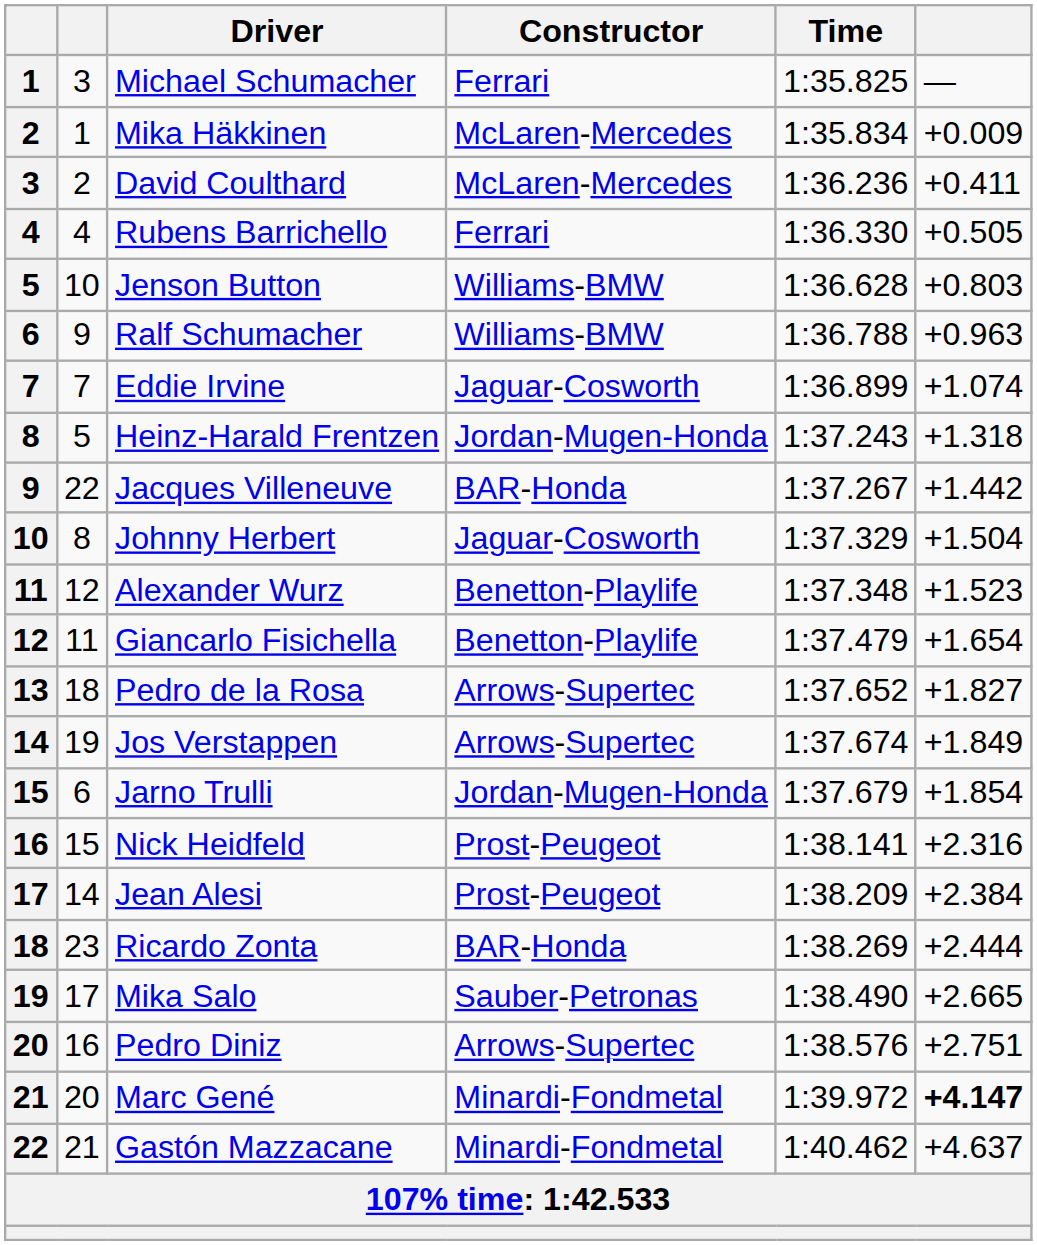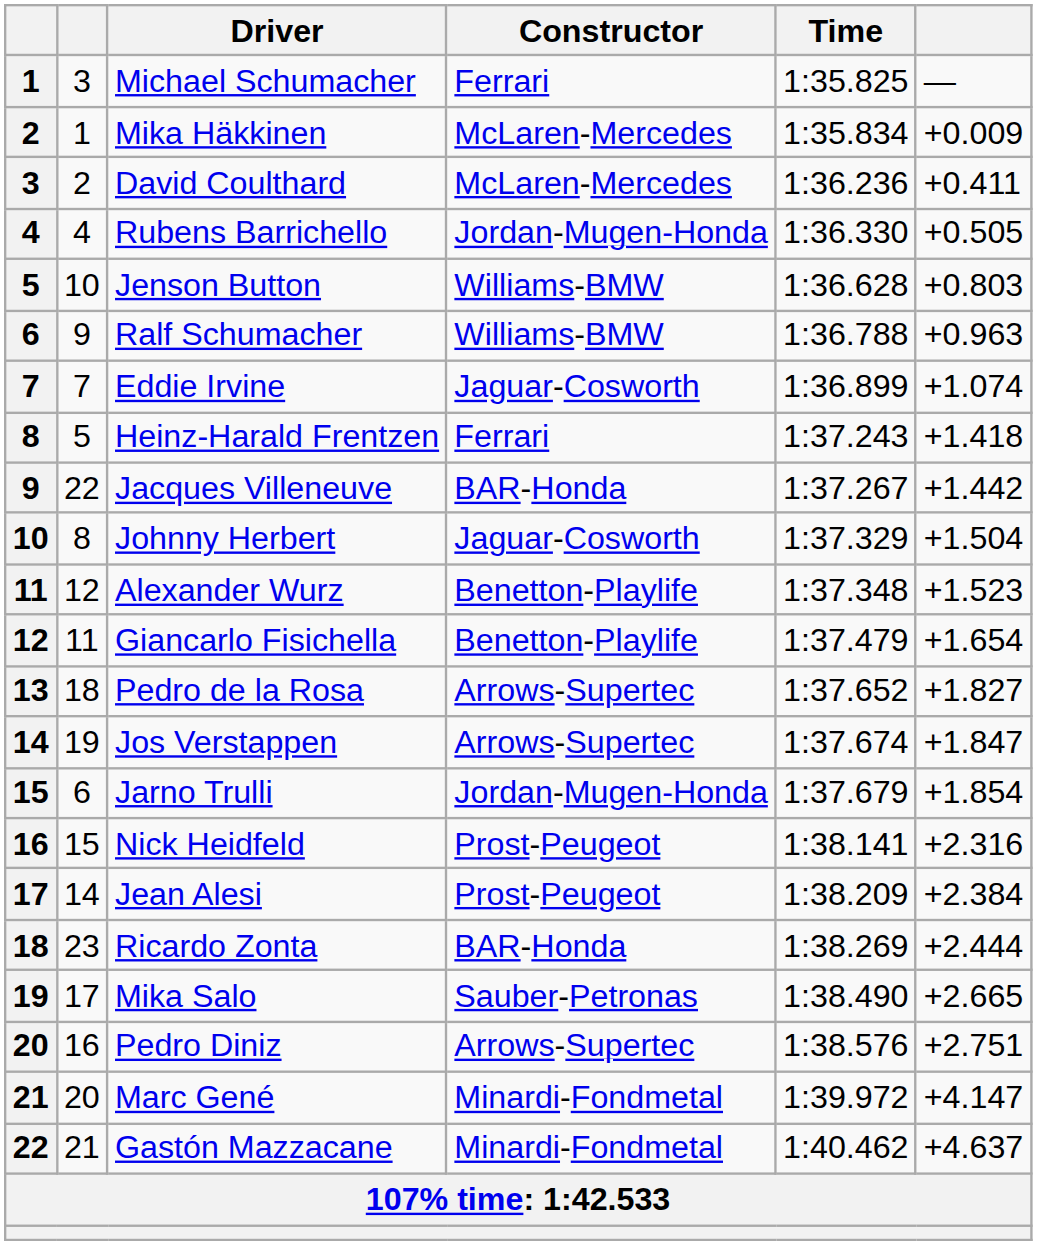(502, 233) Ferrari -> (611, 233) Jordan-Mugen-Honda
(611, 437) Jordan-Mugen-Honda -> (502, 437) Ferrari
(974, 437) +1.318 -> (974, 437) +1.418
(974, 741) +1.849 -> (974, 741) +1.847
(974, 1097) bold -> (974, 1097) normal
